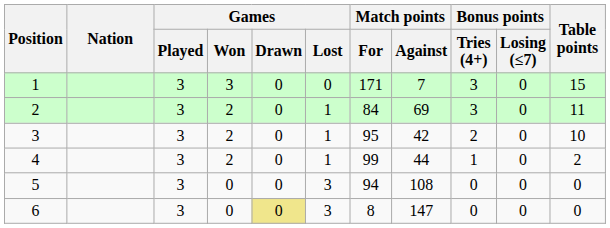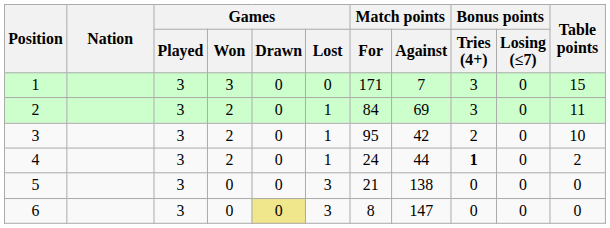(371, 160) 99 -> (371, 160) 24
(474, 160) normal -> (474, 160) bold
(371, 185) 94 -> (371, 185) 21
(421, 185) 108 -> (421, 185) 138
